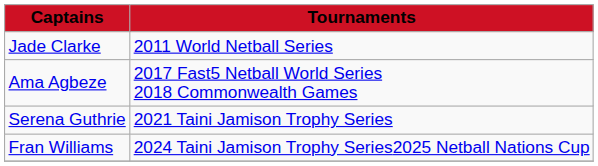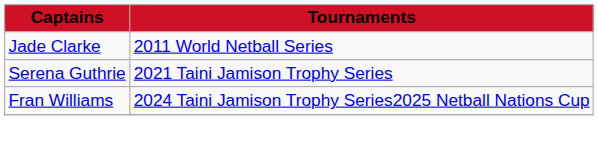- row: (58, 82)
